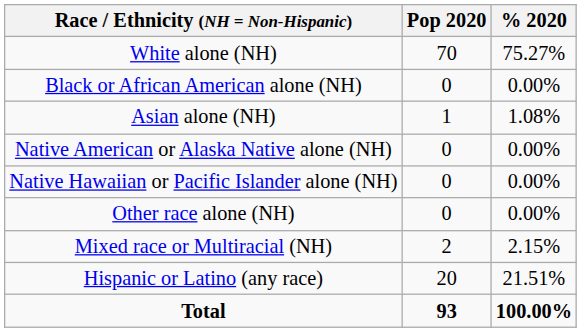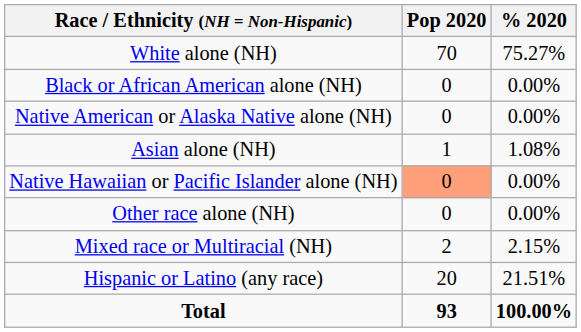rows swapped: (203, 149) <-> (203, 117)
(447, 181) no background -> (447, 181) lightsalmon background
